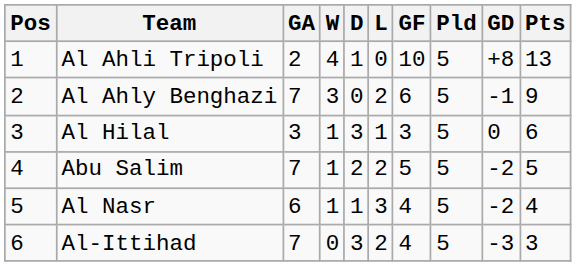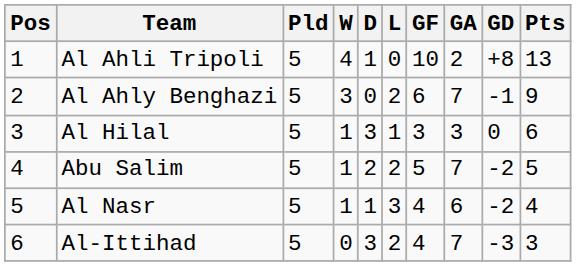columns swapped: (456, 23) <-> (302, 23)
